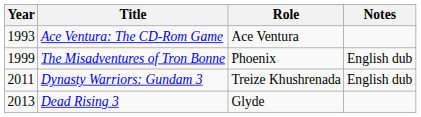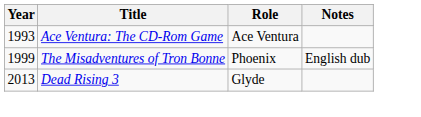- row: (122, 79)
